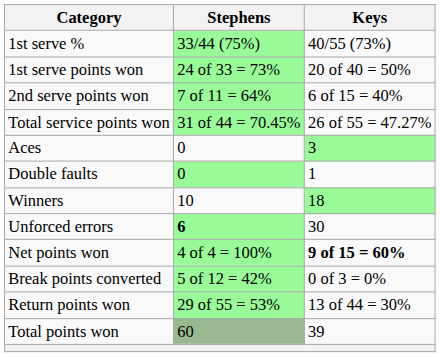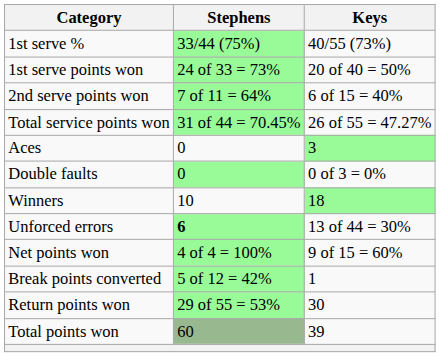(312, 174) 1 -> (347, 174) 0 of 3 = 0%
(316, 226) 30 -> (359, 226) 13 of 44 = 30%
(357, 252) bold -> (355, 252) normal
(347, 278) 0 of 3 = 0% -> (312, 278) 1
(359, 305) 13 of 44 = 30% -> (316, 305) 30
